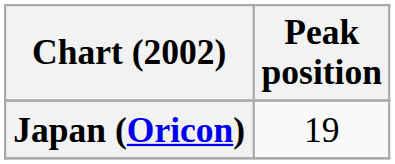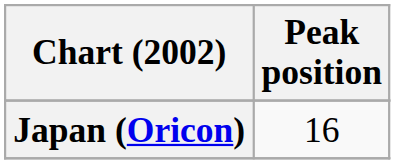(322, 128) 19 -> (322, 128) 16
